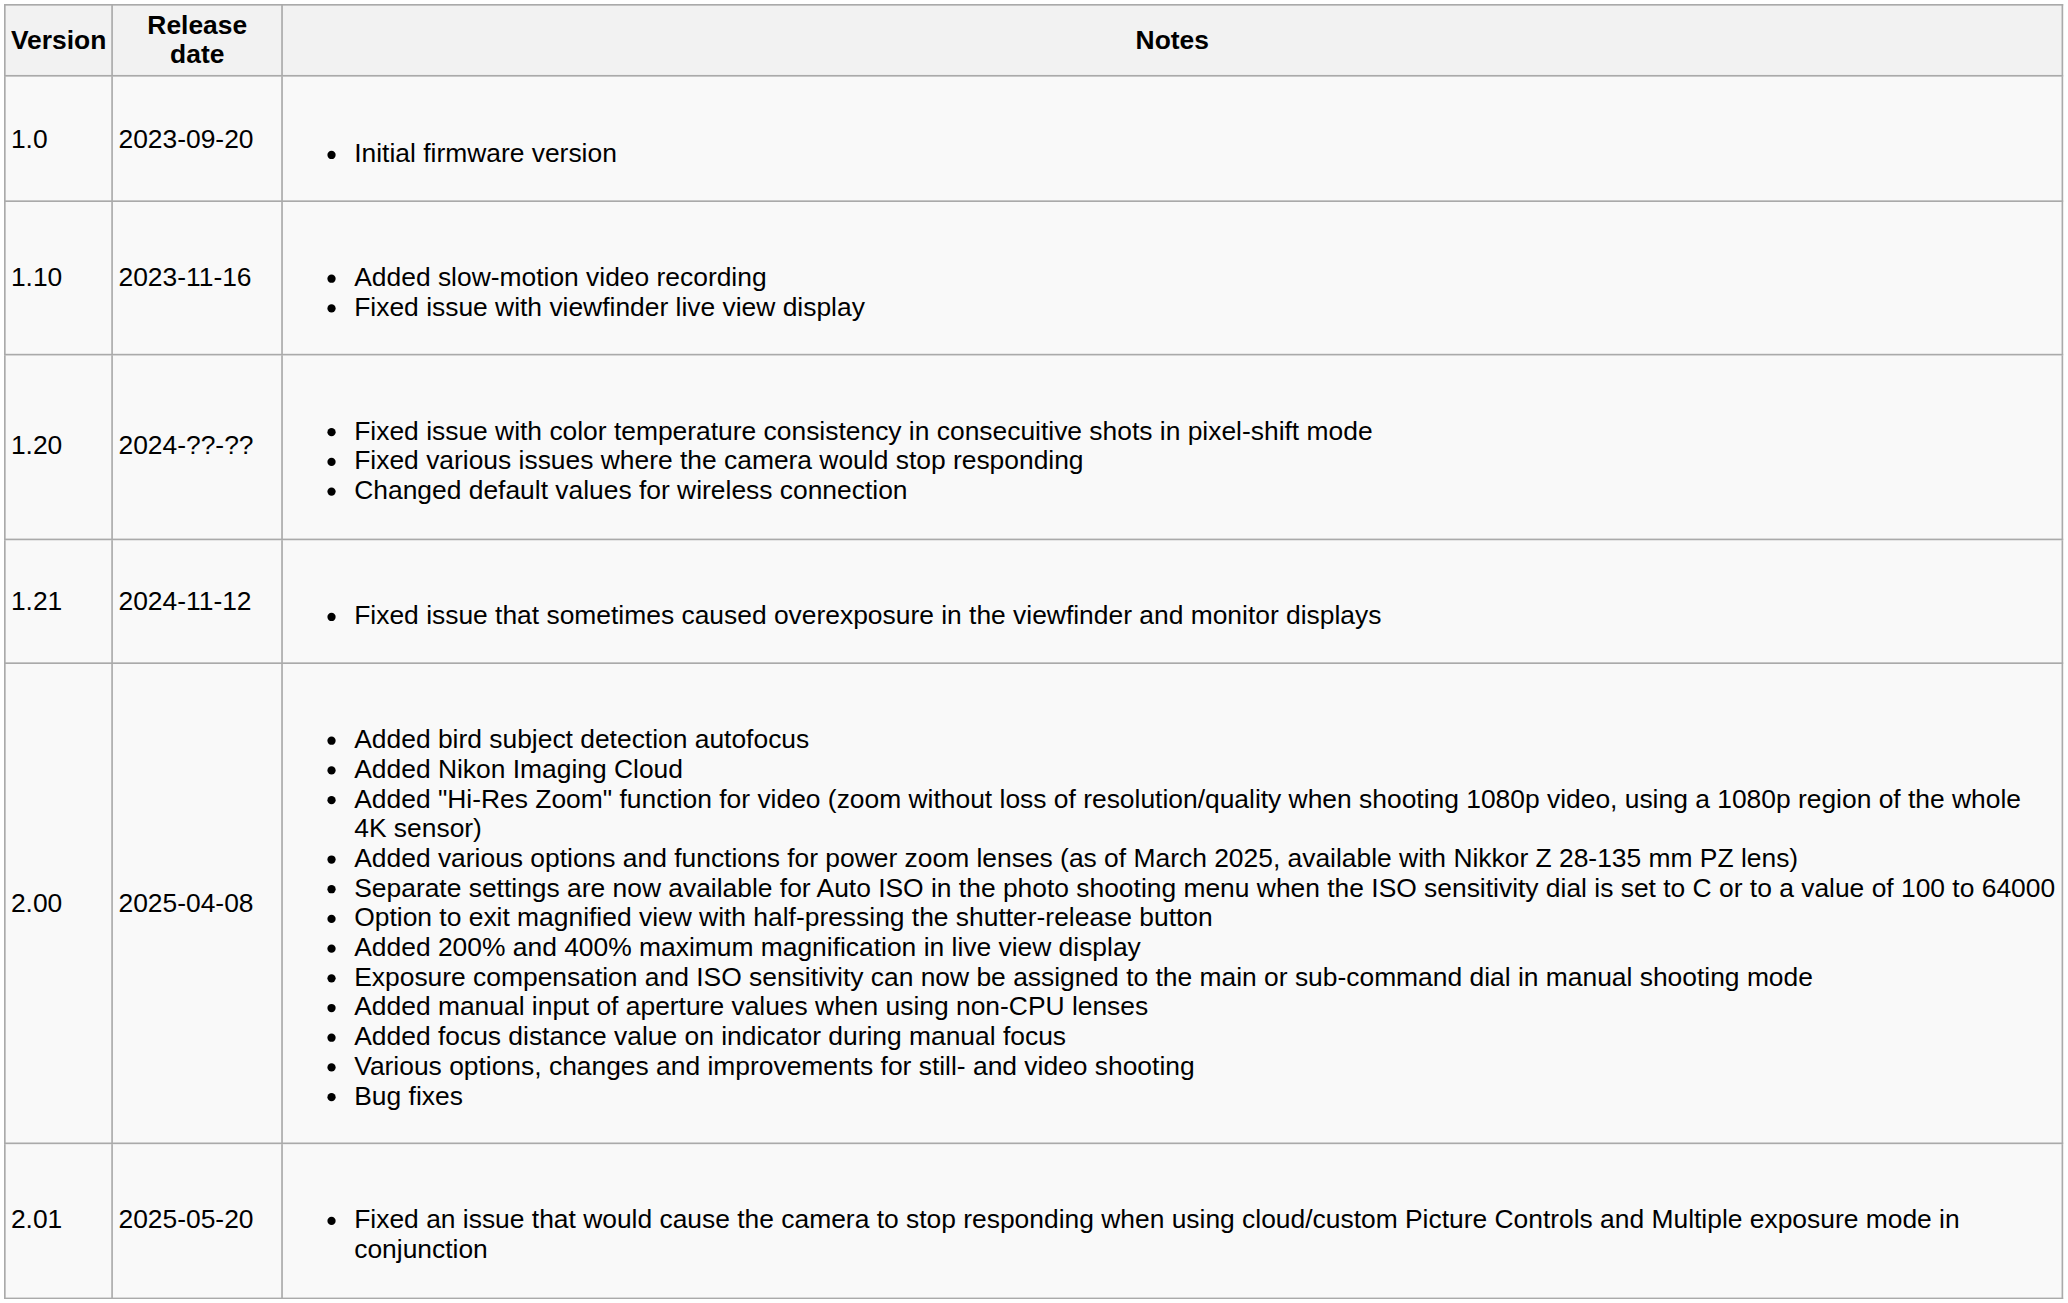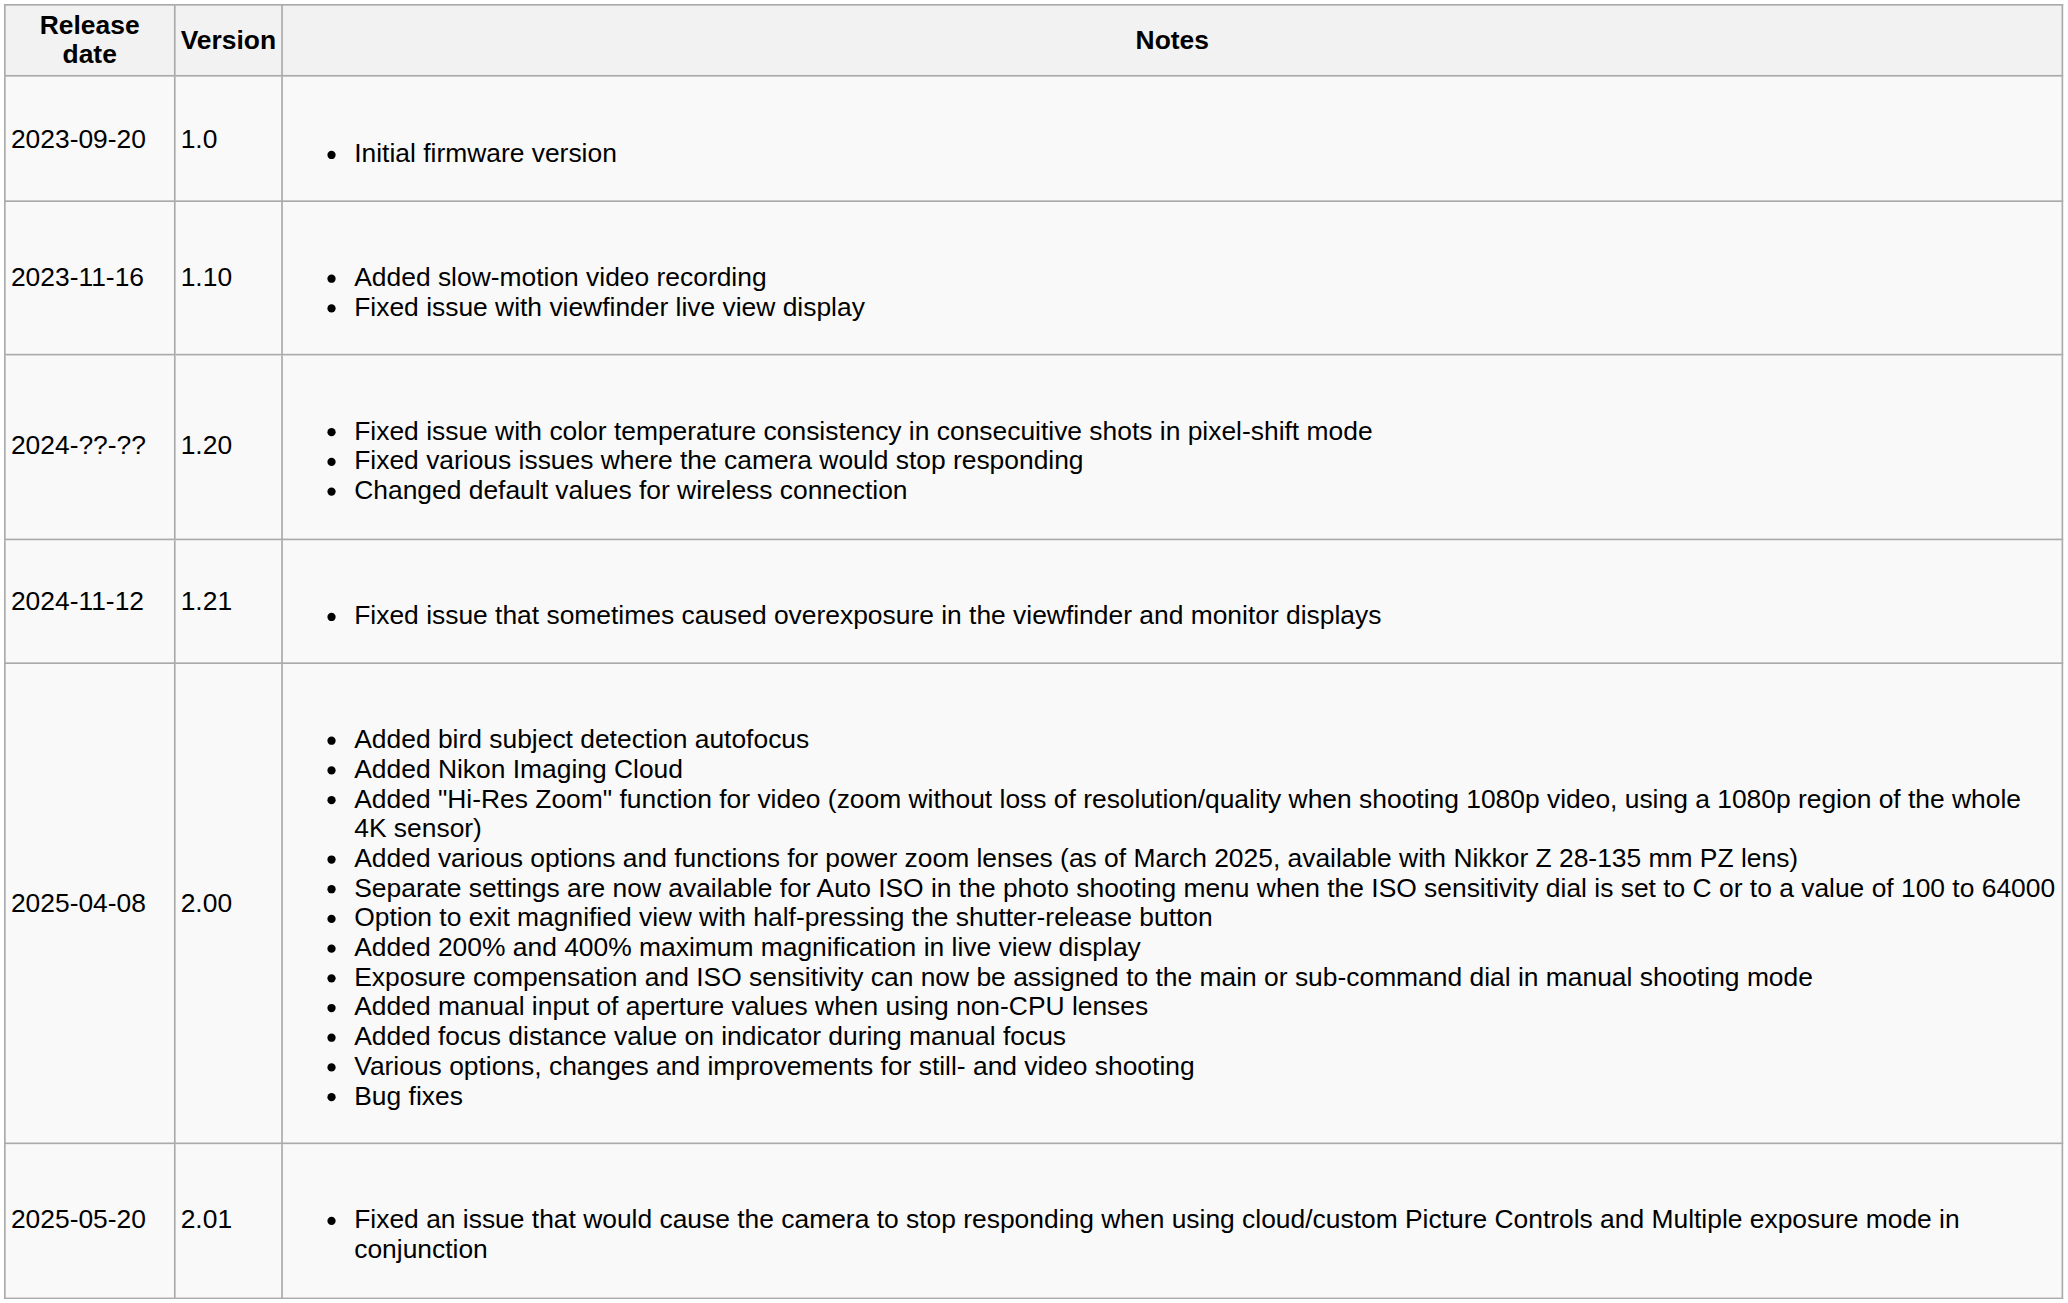columns swapped: (59, 40) <-> (197, 40)
